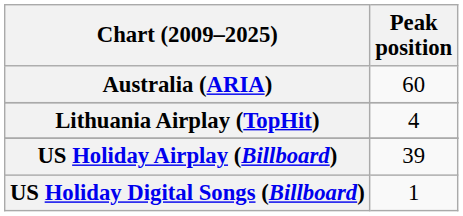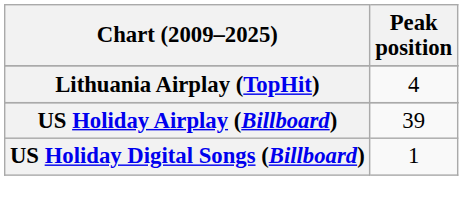- row: (187, 84)
